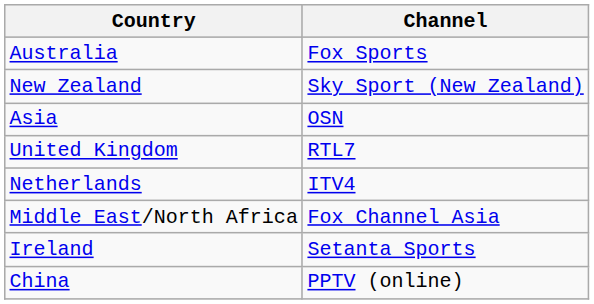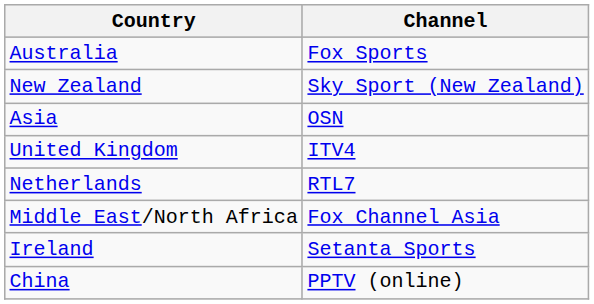(331, 152) RTL7 -> (331, 152) ITV4
(331, 184) ITV4 -> (331, 184) RTL7
